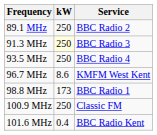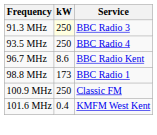- row: (27, 28)
(113, 75) KMFM West Kent -> (110, 59) BBC Radio Kent
(110, 122) BBC Radio Kent -> (113, 106) KMFM West Kent
